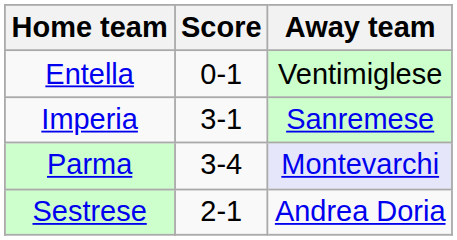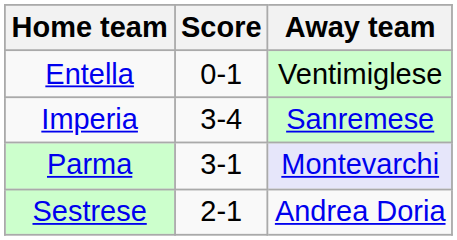(221, 119) 3-1 -> (221, 119) 3-4
(221, 165) 3-4 -> (221, 165) 3-1
